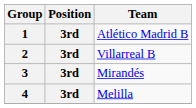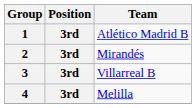(126, 53) Villarreal B -> (120, 53) Mirandés
(120, 73) Mirandés -> (126, 73) Villarreal B
